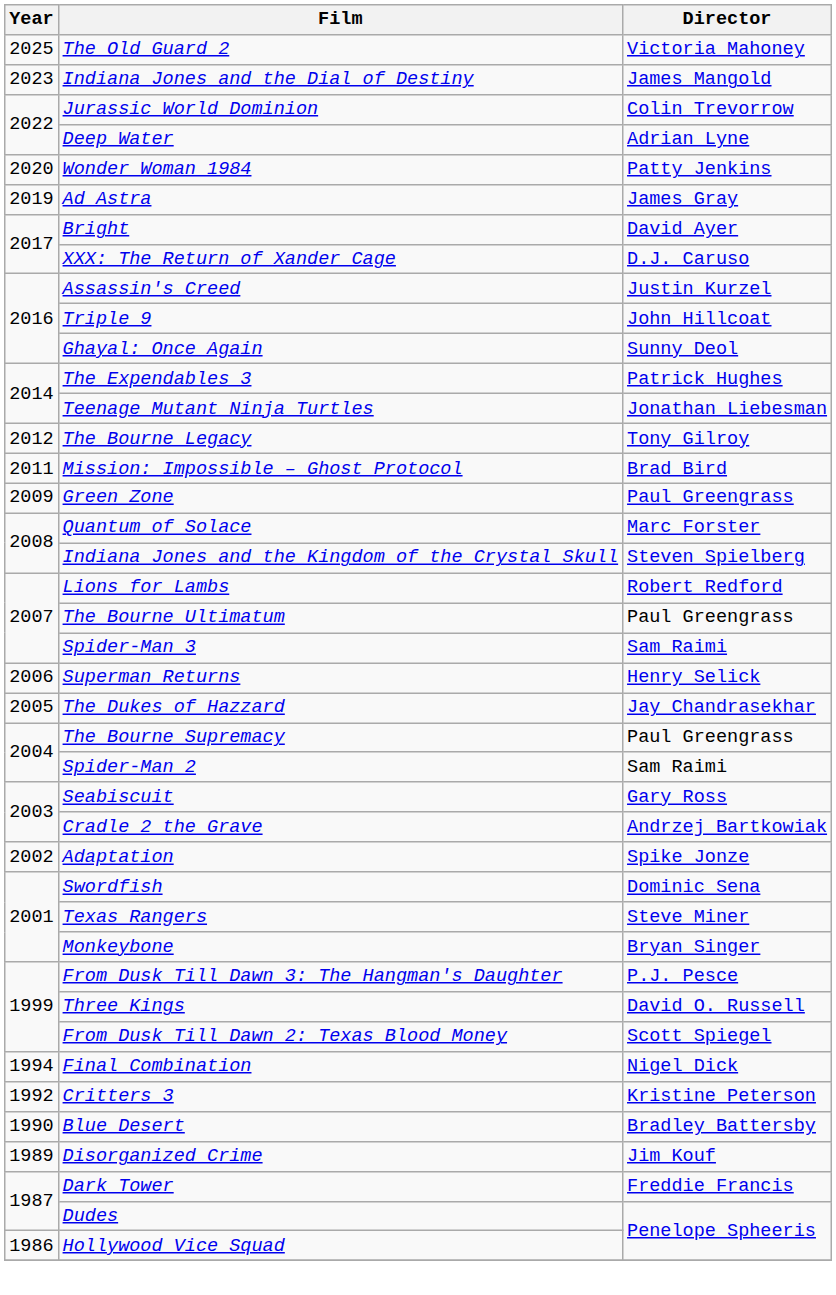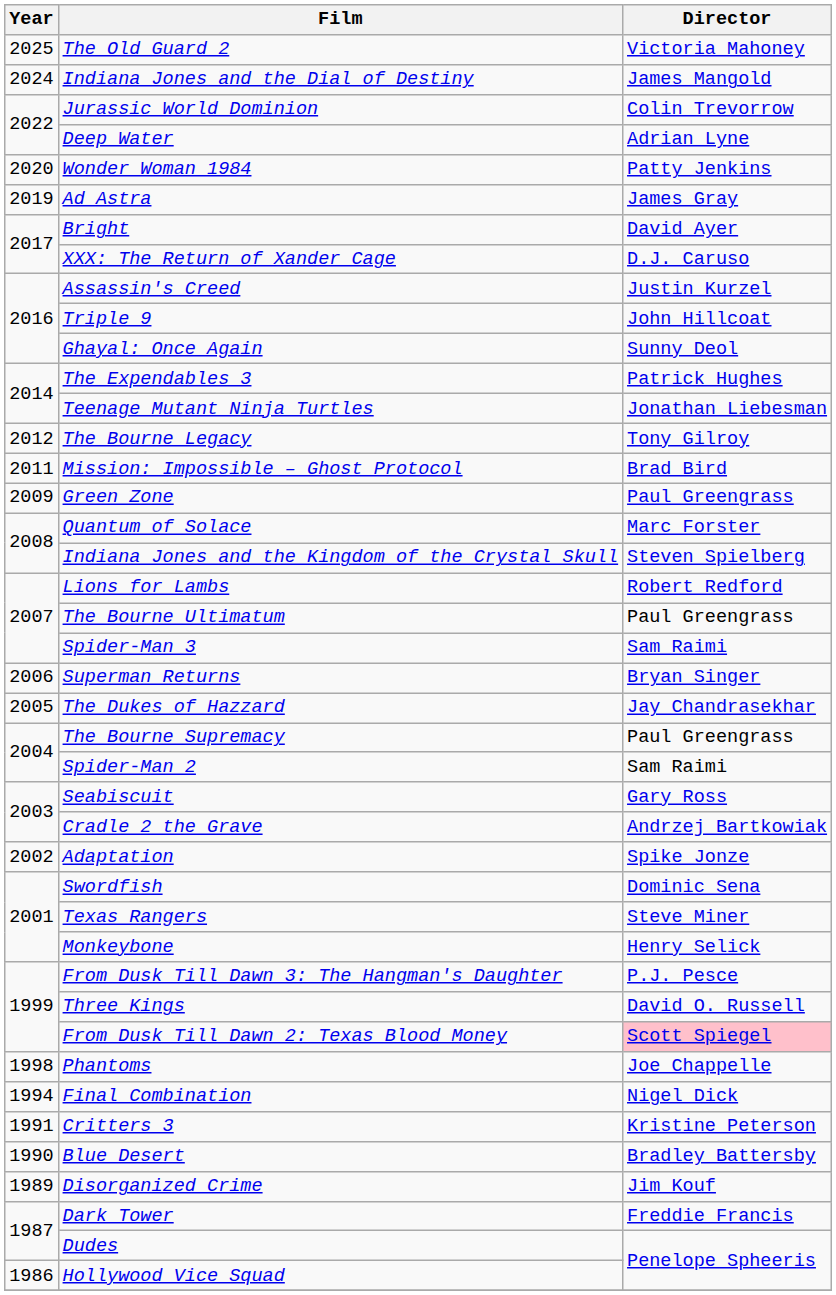(31, 80) 2023 -> (31, 80) 2024
(694, 678) Henry Selick -> (694, 678) Bryan Singer
(694, 947) Bryan Singer -> (694, 947) Henry Selick
(699, 1037) no background -> (699, 1037) pink background
+ row: (107, 1067)
(31, 1097) 1992 -> (31, 1127) 1991
